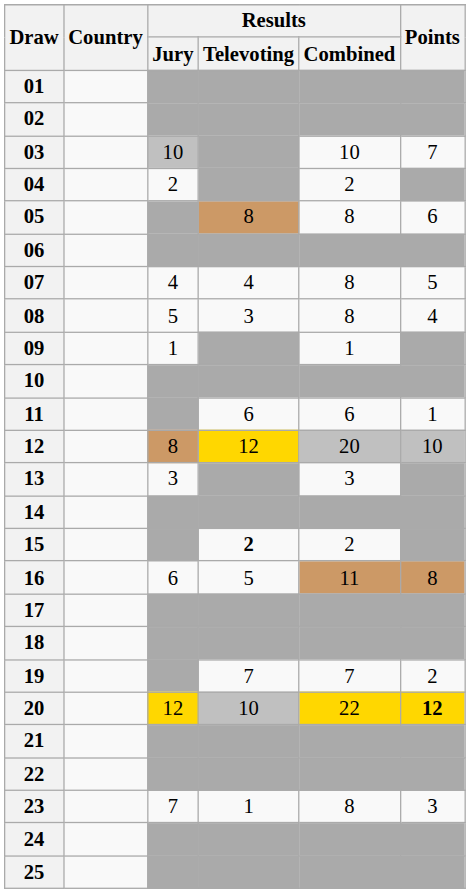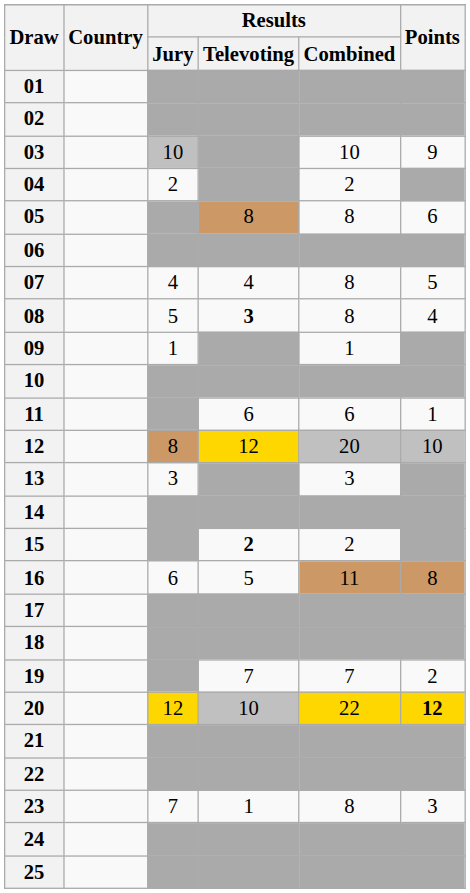(432, 151) 7 -> (432, 151) 9
(249, 315) normal -> (249, 315) bold
